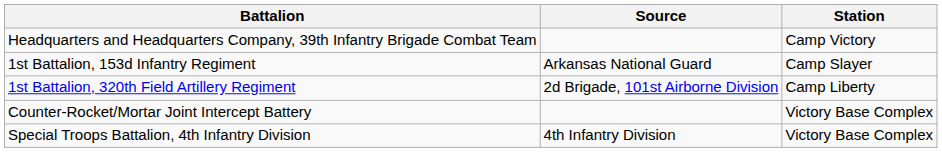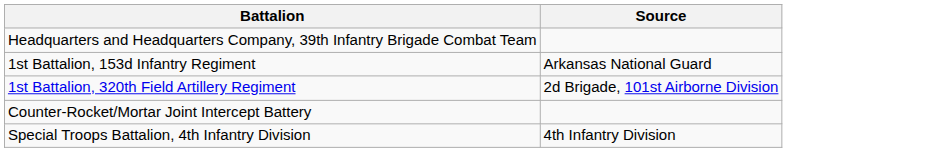- column: (859, 16)
